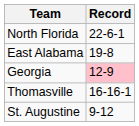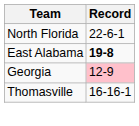(101, 53) normal -> (101, 53) bold
- row: (44, 111)
